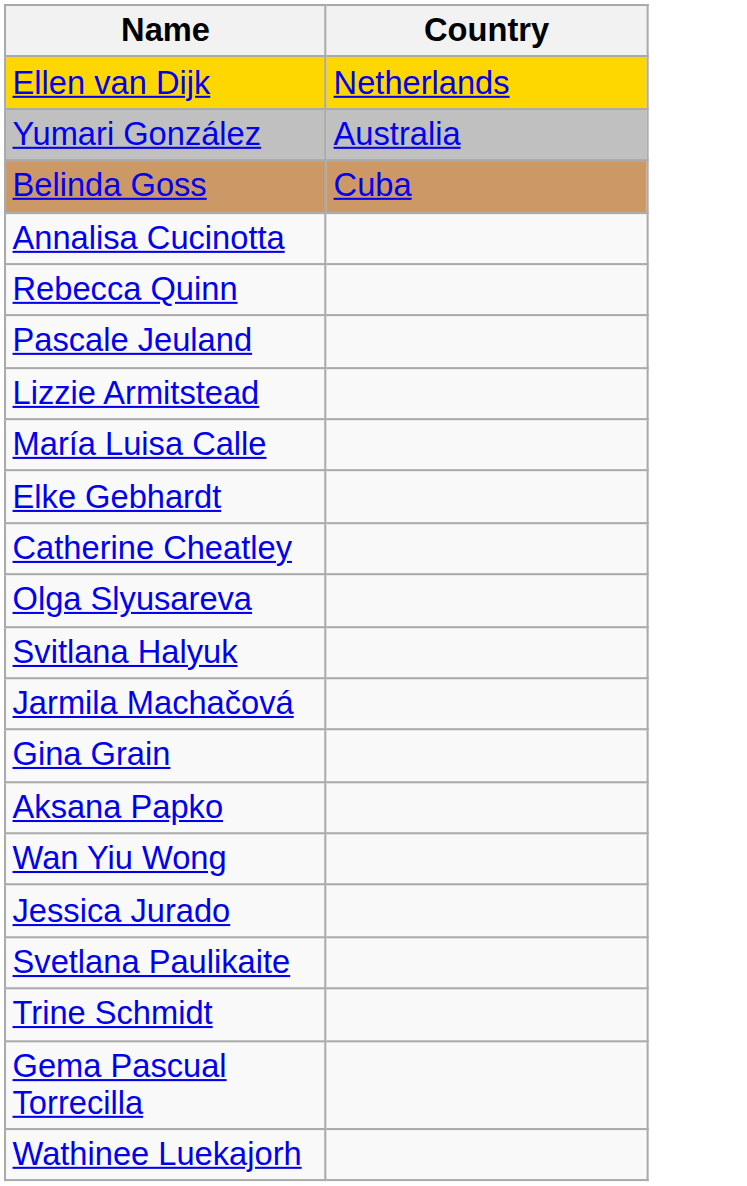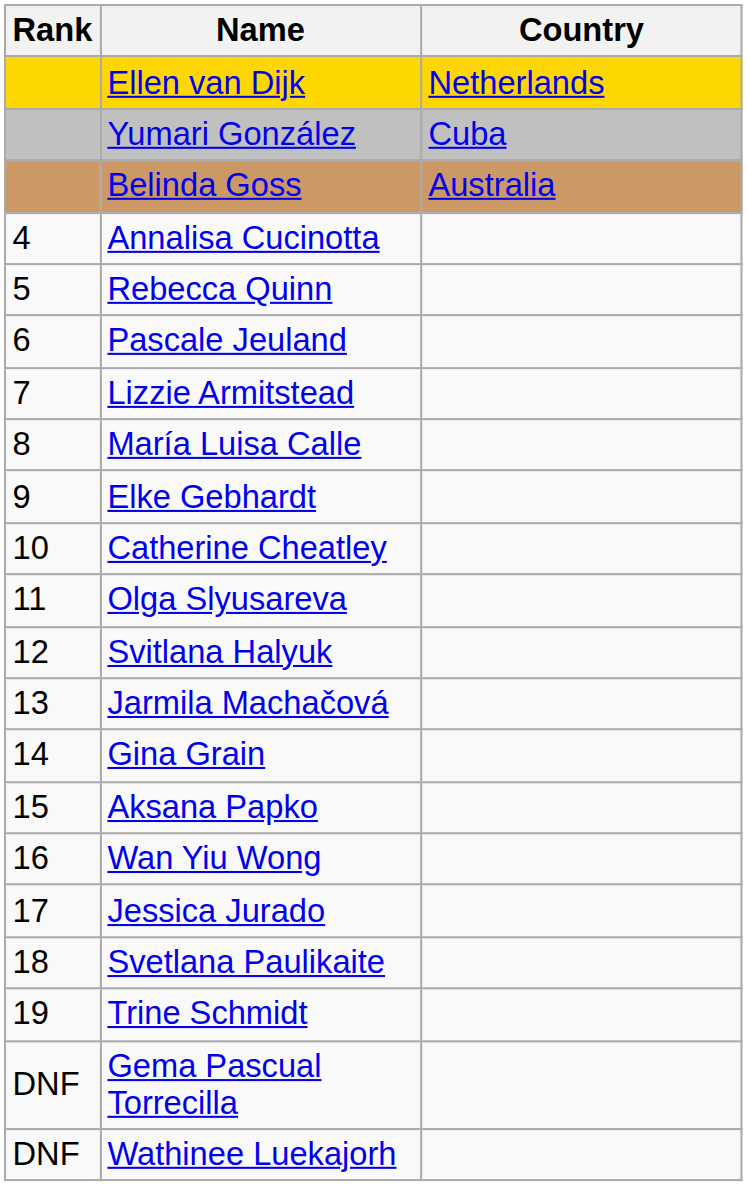+ column: (52, 30)
(397, 133) Australia -> (467, 133) Cuba
(373, 185) Cuba -> (492, 185) Australia
